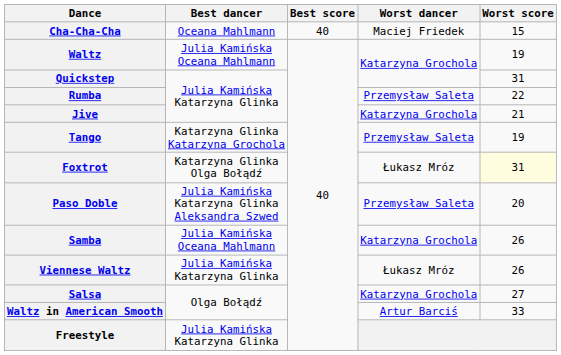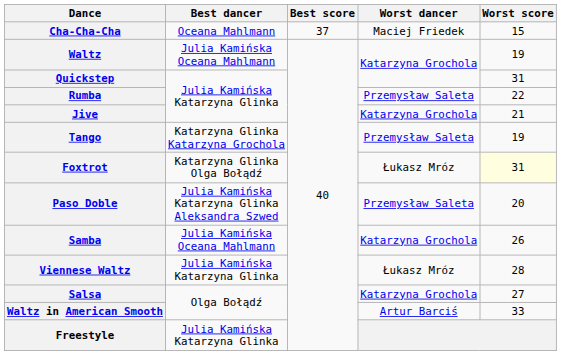(323, 31) 40 -> (323, 31) 37
(518, 270) 26 -> (518, 270) 28
